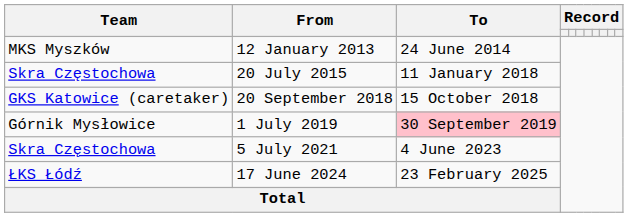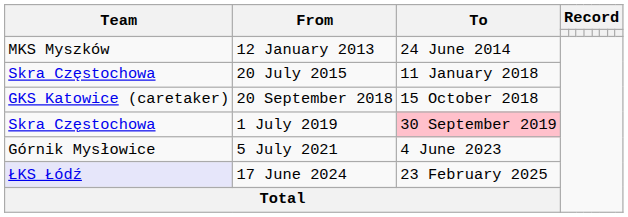(82, 124) Górnik Mysłowice -> (82, 124) Skra Częstochowa
(82, 149) Skra Częstochowa -> (82, 149) Górnik Mysłowice
(45, 174) no background -> (45, 174) lavender background
